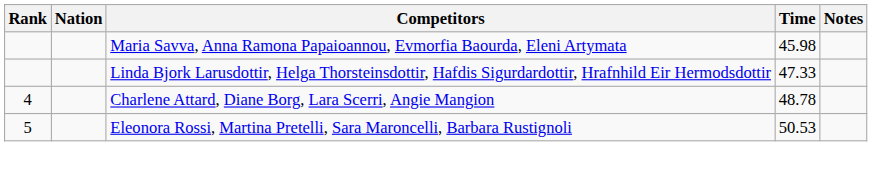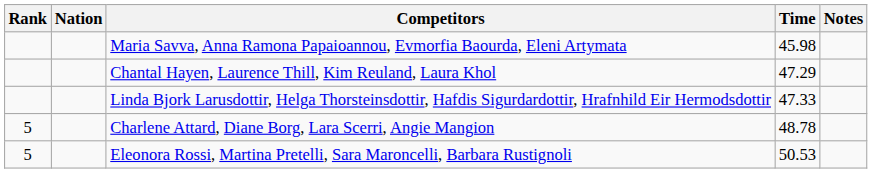+ row: (303, 72)
(28, 100) 4 -> (28, 127) 5
